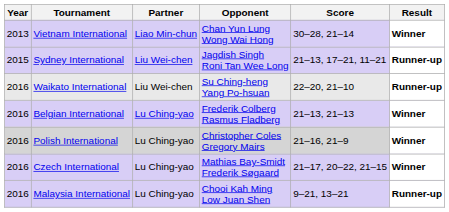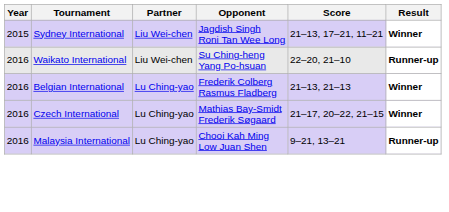- row: (80, 34)
(417, 61) Runner-up -> (405, 34) Winner
- row: (76, 141)
